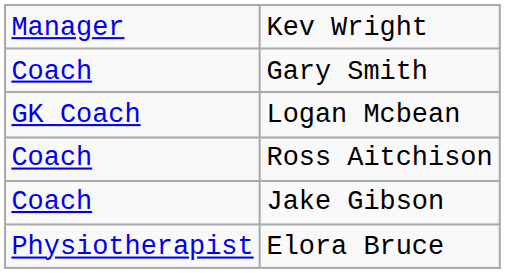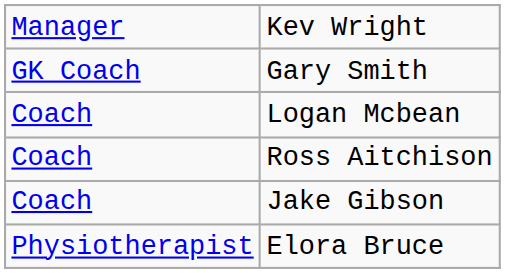(52, 71) Coach -> (76, 71) GK Coach
(76, 115) GK Coach -> (52, 115) Coach
